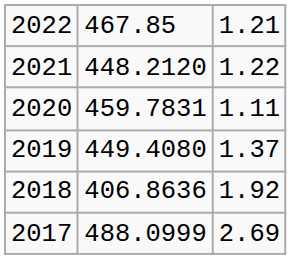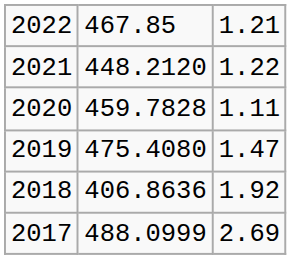(146, 109) 459.7831 -> (146, 109) 459.7828
(146, 150) 449.4080 -> (146, 150) 475.4080
(249, 150) 1.37 -> (249, 150) 1.47
